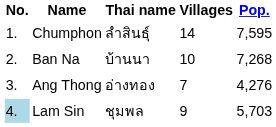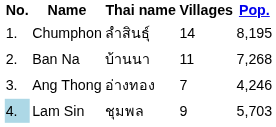(254, 33) 7,595 -> (254, 33) 8,195
(187, 59) 10 -> (187, 59) 11
(254, 85) 4,276 -> (254, 85) 4,246
